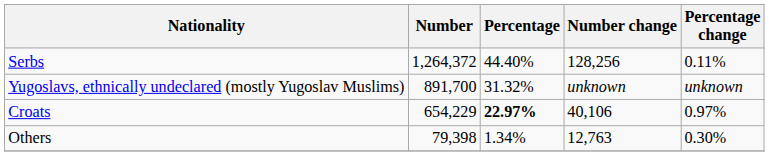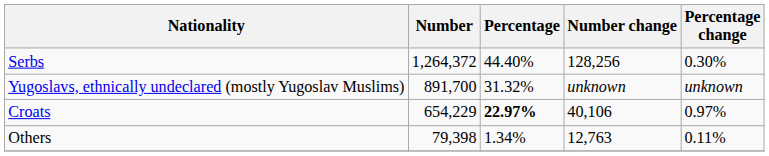(705, 61) 0.11% -> (705, 61) 0.30%
(705, 138) 0.30% -> (705, 138) 0.11%
